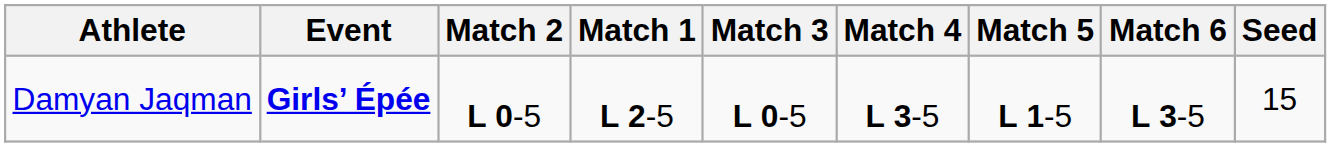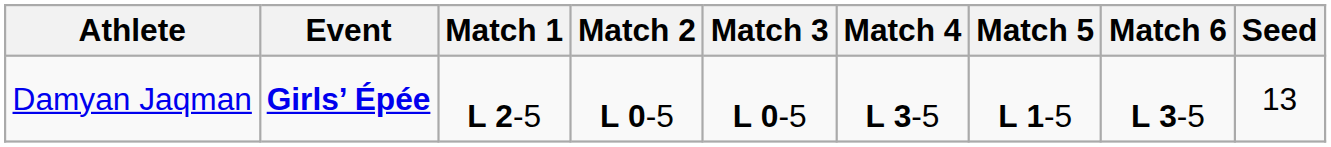columns swapped: (637, 31) <-> (504, 31)
(1280, 98) 15 -> (1280, 98) 13
